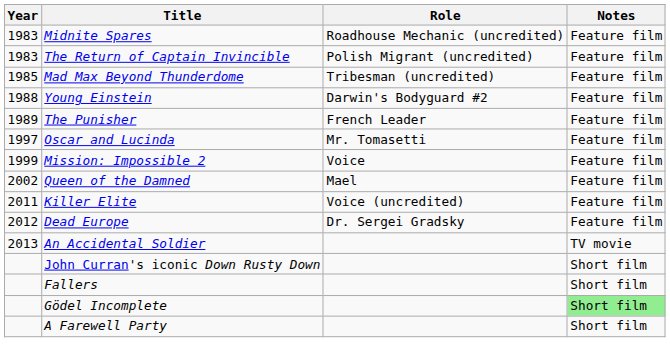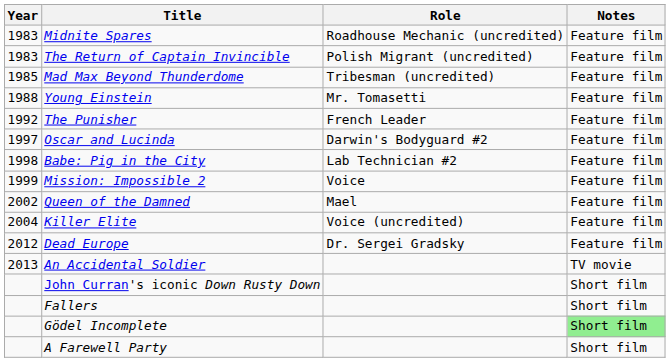(407, 98) Darwin's Bodyguard #2 -> (376, 98) Mr. Tomasetti
(23, 119) 1989 -> (23, 119) 1992
(376, 139) Mr. Tomasetti -> (407, 139) Darwin's Bodyguard #2
+ row: (125, 160)
(23, 202) 2011 -> (23, 223) 2004
